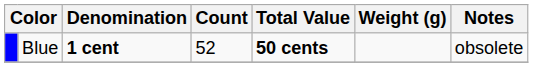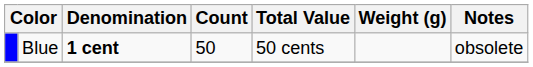(206, 47) 52 -> (206, 47) 50
(292, 47) bold -> (290, 47) normal
